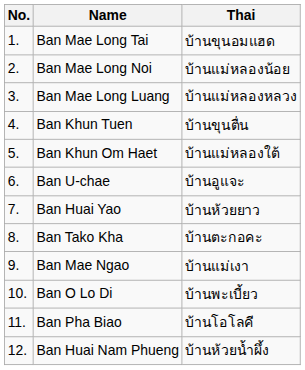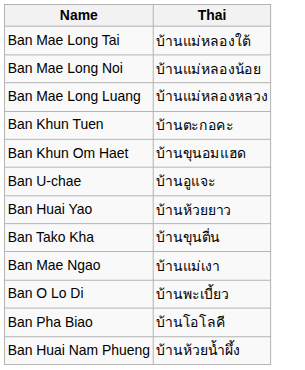- column: (19, 15)
(230, 41) บ้านขุนอมแฮด -> (203, 41) บ้านแม่หลองใต้
(217, 125) บ้านขุนตื่น -> (195, 125) บ้านตะกอคะ
(232, 153) บ้านแม่หลองใต้ -> (201, 153) บ้านขุนอมแฮด
(224, 238) บ้านตะกอคะ -> (188, 238) บ้านขุนตื่น
